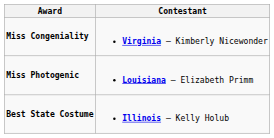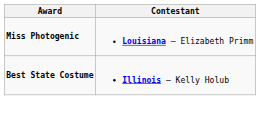- row: (47, 37)
